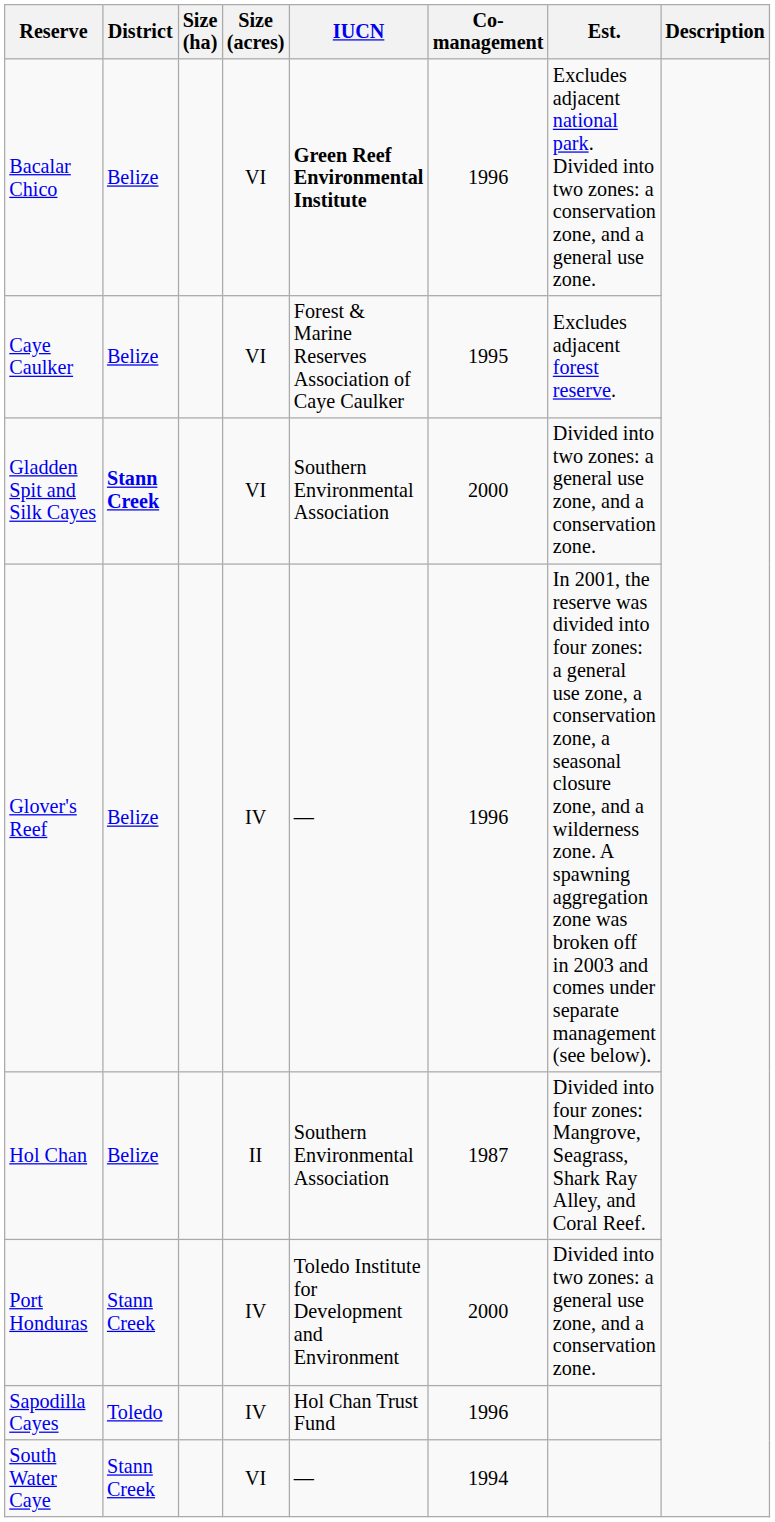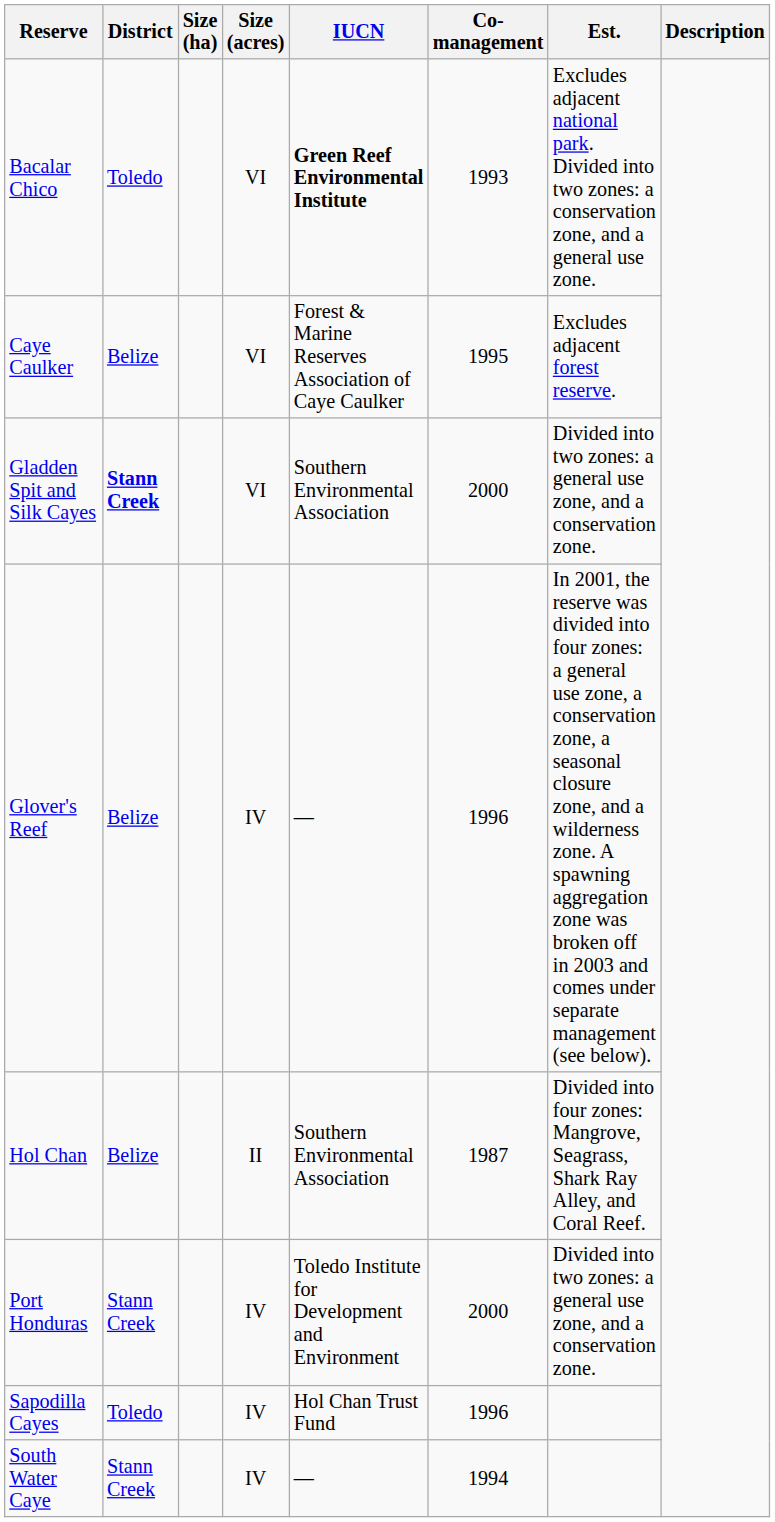(133, 177) Belize -> (135, 177) Toledo
(488, 177) 1996 -> (488, 177) 1993
(256, 1478) VI -> (256, 1478) IV
